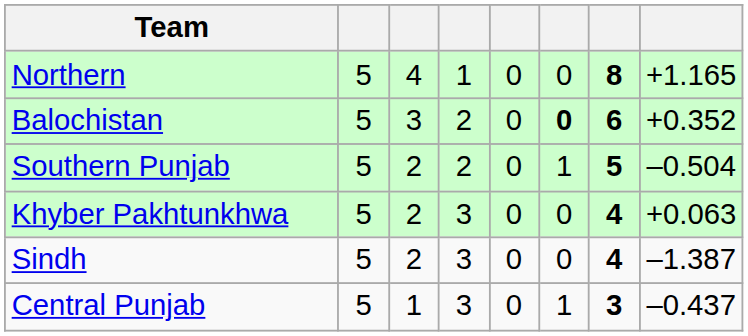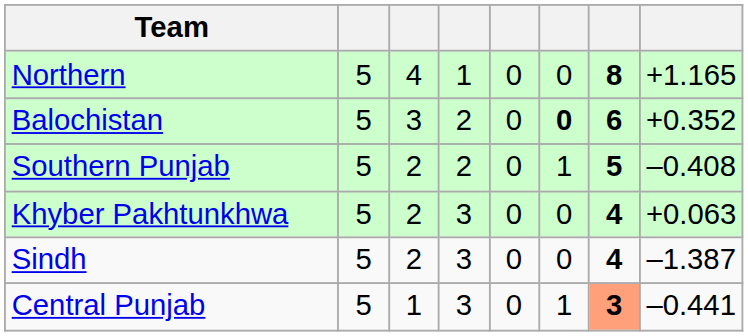(691, 167) –0.504 -> (691, 167) –0.408
(614, 306) no background -> (614, 306) lightsalmon background
(691, 306) –0.437 -> (691, 306) –0.441
